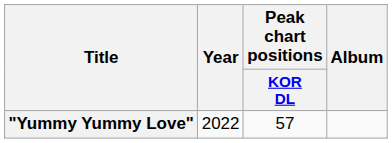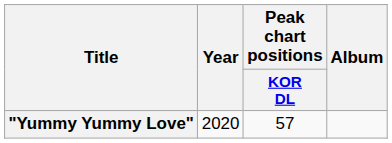(221, 124) 2022 -> (221, 124) 2020
